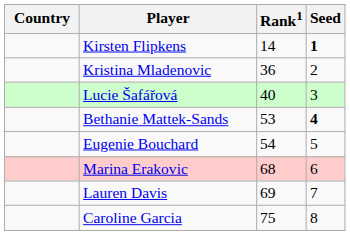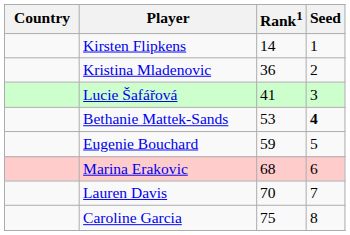(314, 45) bold -> (314, 45) normal
(268, 94) 40 -> (268, 94) 41
(268, 144) 54 -> (268, 144) 59
(268, 193) 69 -> (268, 193) 70
